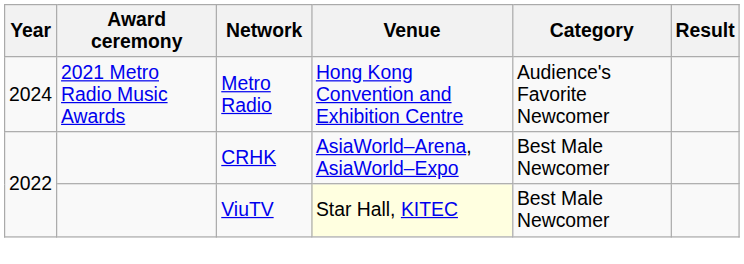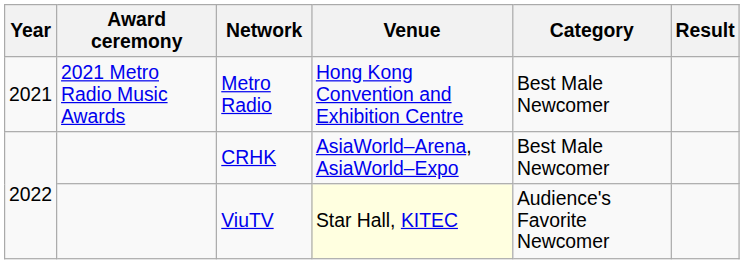(31, 94) 2024 -> (31, 94) 2021
(564, 94) Audience's Favorite Newcomer -> (563, 94) Best Male Newcomer
(563, 209) Best Male Newcomer -> (564, 220) Audience's Favorite Newcomer
